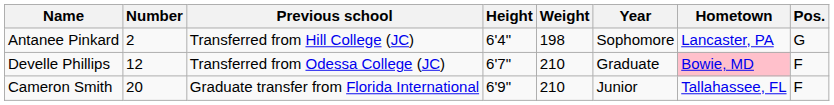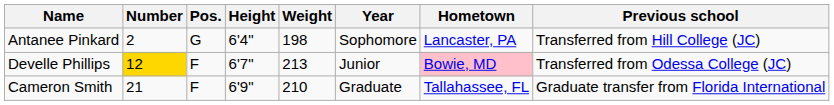columns swapped: (809, 16) <-> (334, 16)
(134, 64) no background -> (134, 64) gold background
(552, 64) 210 -> (295, 64) 213
(628, 64) Graduate -> (360, 64) Junior
(134, 87) 20 -> (134, 87) 21
(617, 87) Junior -> (370, 87) Graduate
